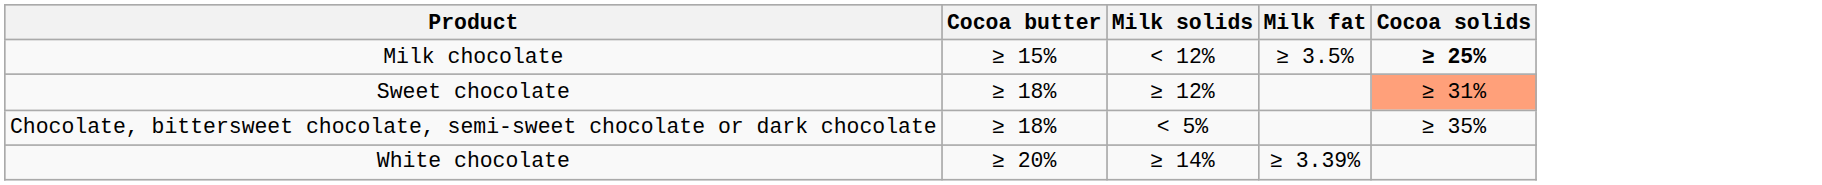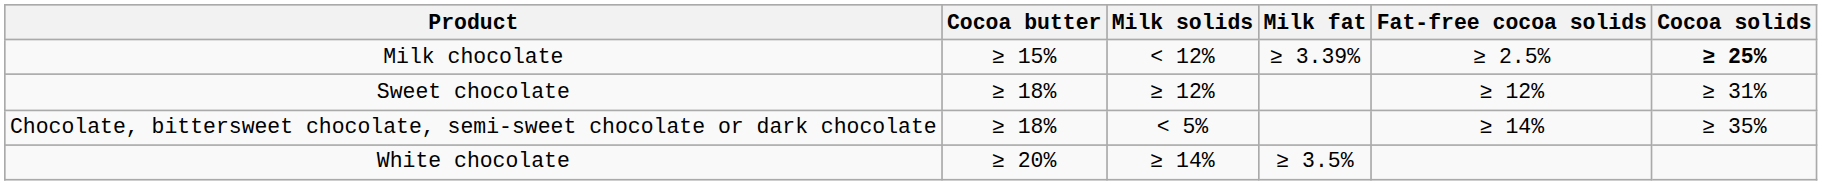+ column: (1512, 22)
(1315, 57) ≥ 3.5% -> (1315, 57) ≥ 3.39%
(1454, 92) lightsalmon background -> (1734, 92) no background
(1315, 162) ≥ 3.39% -> (1315, 162) ≥ 3.5%
